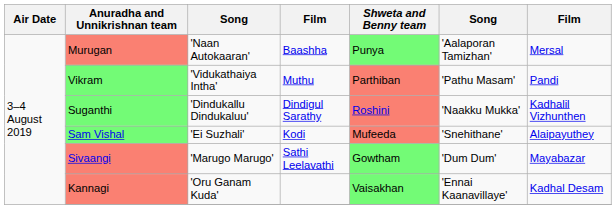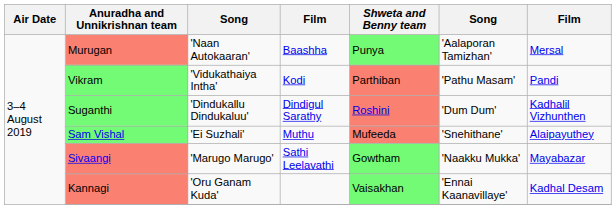(298, 80) Muthu -> (294, 80) Kodi
(481, 110) 'Naakku Mukka' -> (469, 110) 'Dum Dum'
(294, 134) Kodi -> (298, 134) Muthu
(469, 158) 'Dum Dum' -> (481, 158) 'Naakku Mukka'
